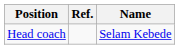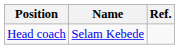columns swapped: (135, 14) <-> (82, 14)
